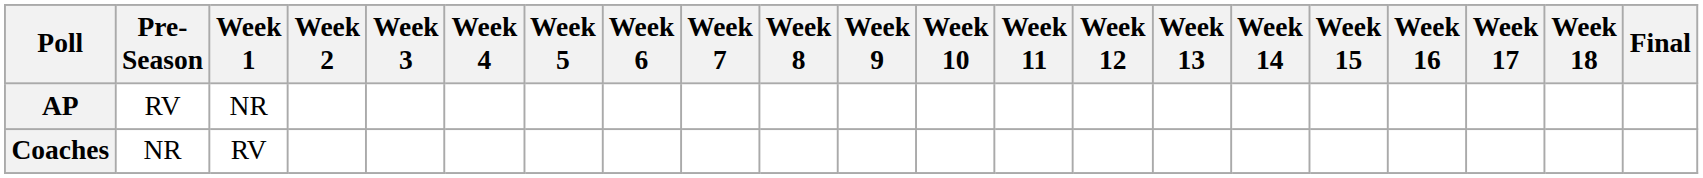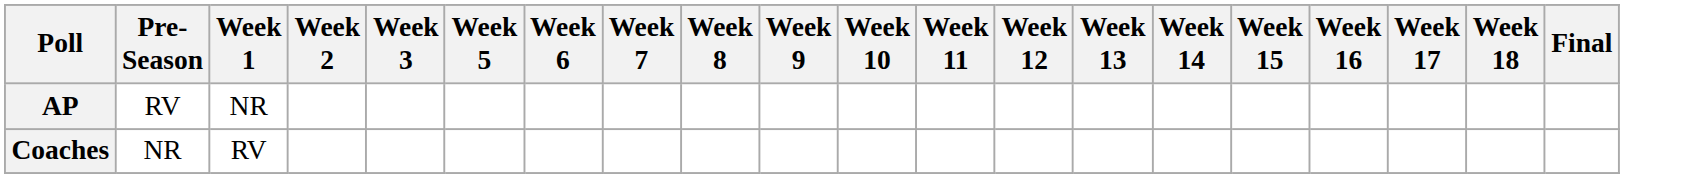- column: (484, 43)
